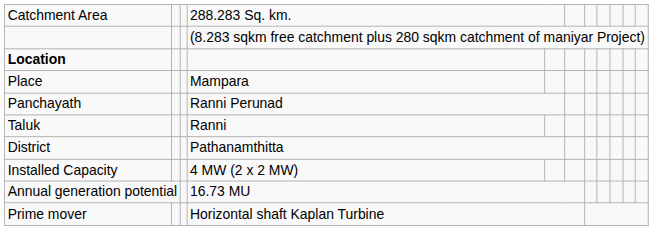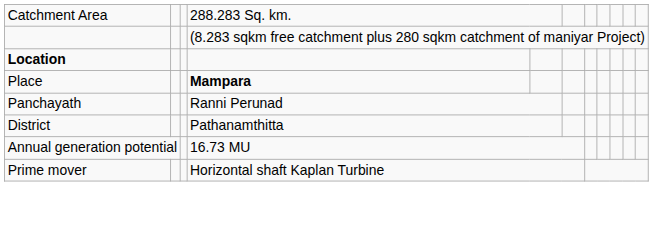(219, 81) normal -> (221, 81) bold
- row: (24, 125)
- row: (63, 170)
